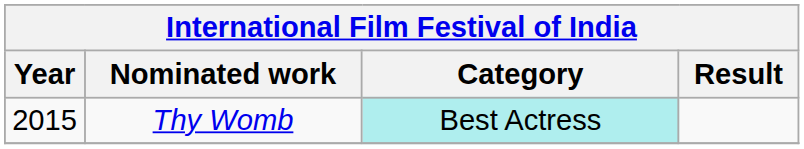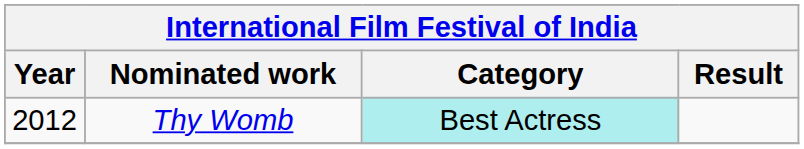(45, 119) 2015 -> (45, 119) 2012
